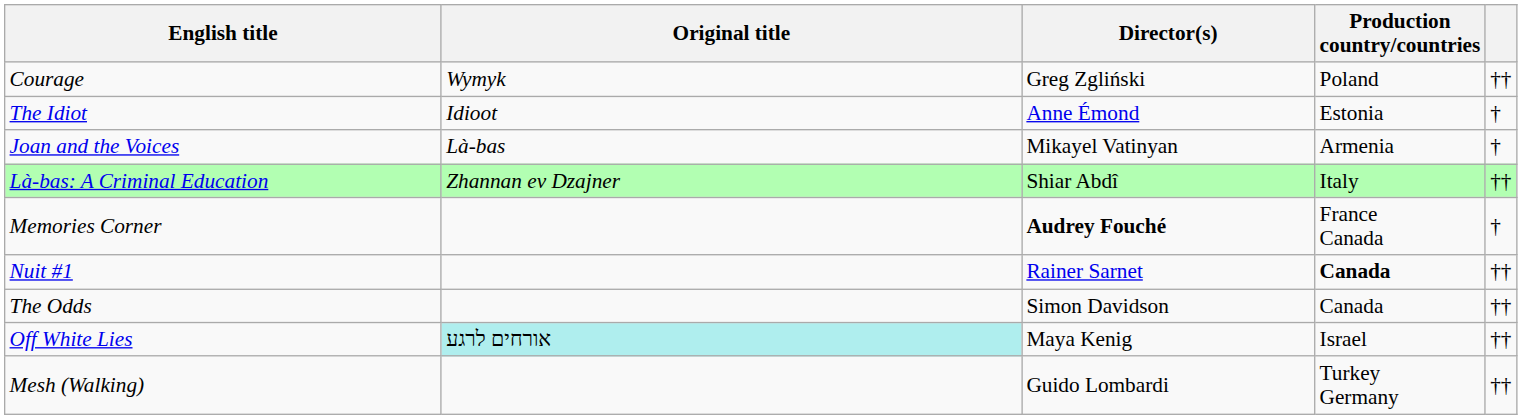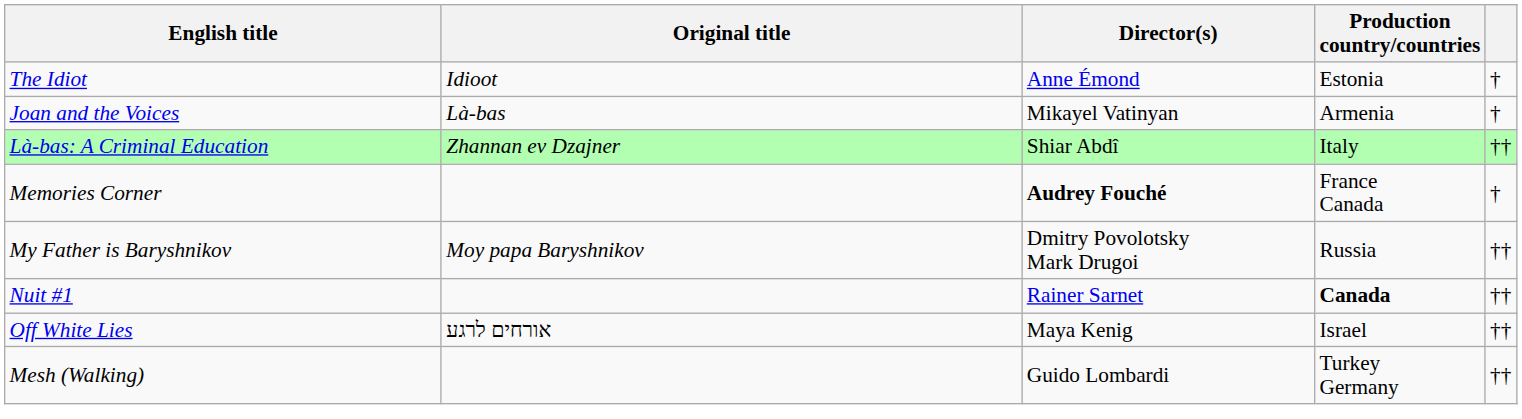- row: (47, 79)
+ row: (120, 249)
- row: (51, 305)
(499, 339) paleturquoise background -> (499, 329) no background
